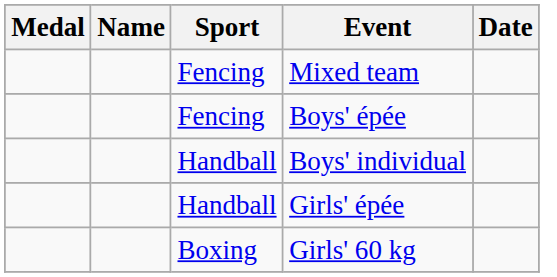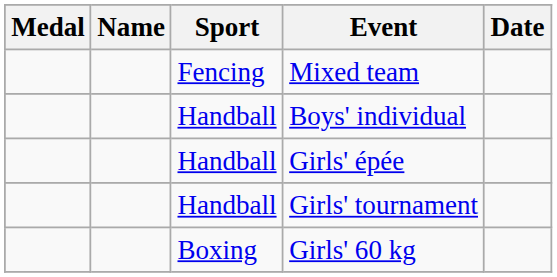- row: (348, 116)
+ row: (384, 205)
